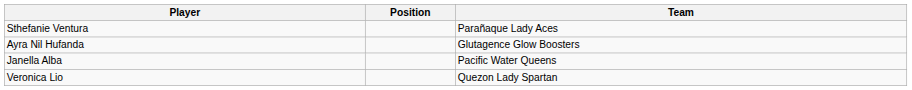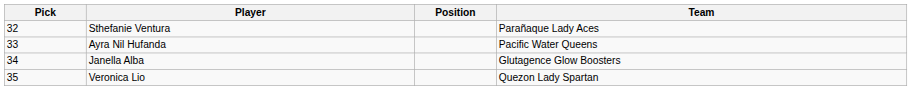+ column: (45, 12)
(519, 45) Glutagence Glow Boosters -> (548, 45) Pacific Water Queens
(507, 61) Pacific Water Queens -> (560, 61) Glutagence Glow Boosters
